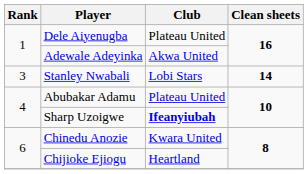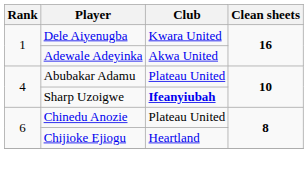(187, 35) Plateau United -> (185, 35) Kwara United
- row: (87, 76)
(185, 138) Kwara United -> (187, 117) Plateau United
